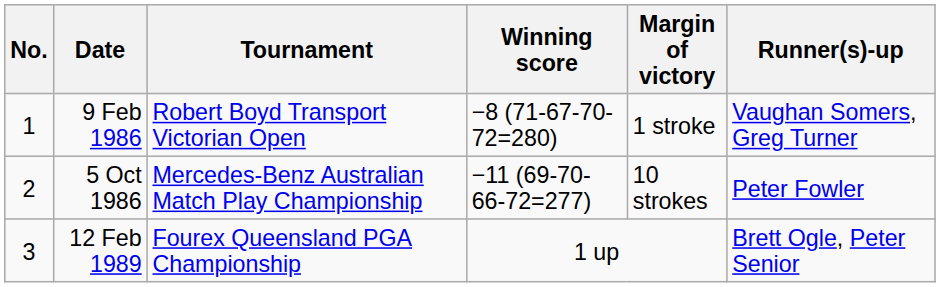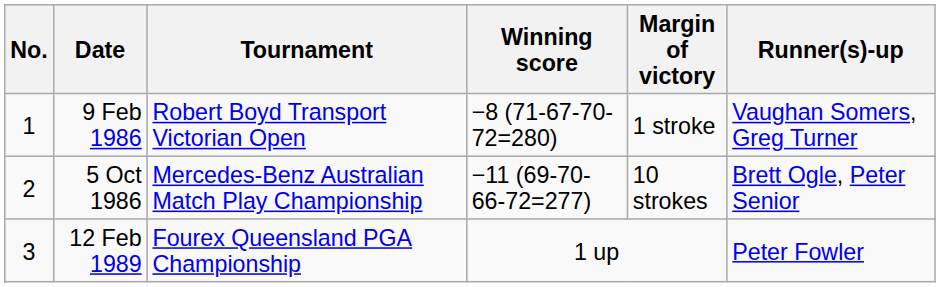(798, 188) Peter Fowler -> (819, 188) Brett Ogle, Peter Senior
(819, 251) Brett Ogle, Peter Senior -> (798, 251) Peter Fowler
